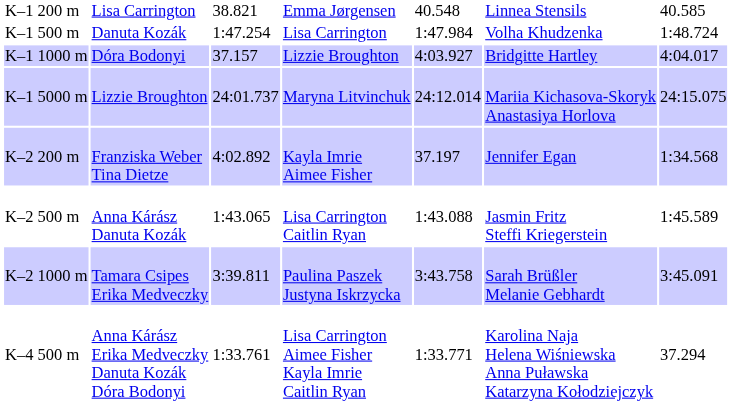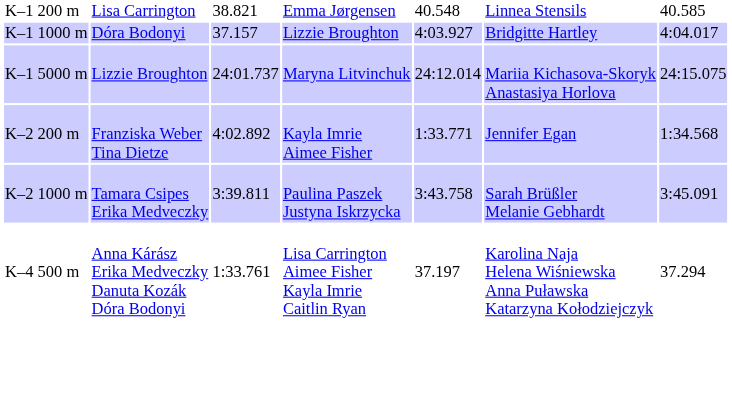- row: (42, 33)
(437, 156) 37.197 -> (444, 133) 1:33.771
- row: (42, 216)
(444, 354) 1:33.771 -> (437, 271) 37.197
